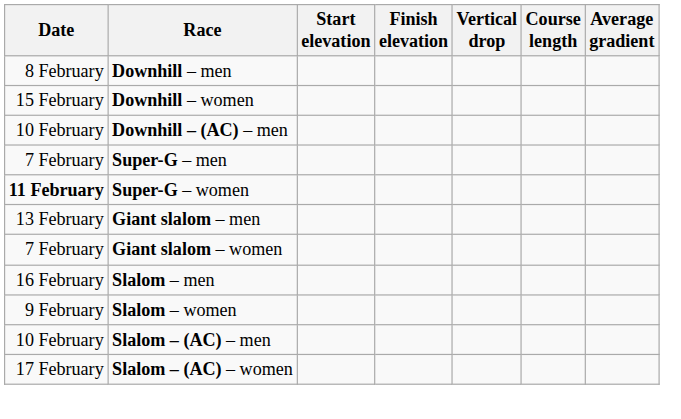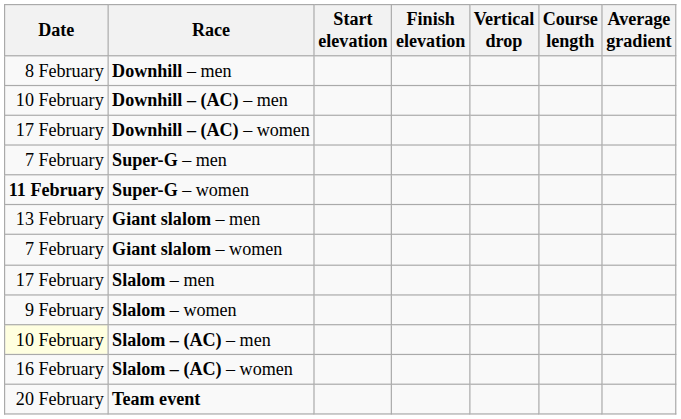- row: (183, 100)
+ row: (211, 130)
(60, 279) 16 February -> (60, 279) 17 February
(60, 339) no background -> (60, 339) lightyellow background
(60, 369) 17 February -> (60, 369) 16 February
+ row: (156, 398)
